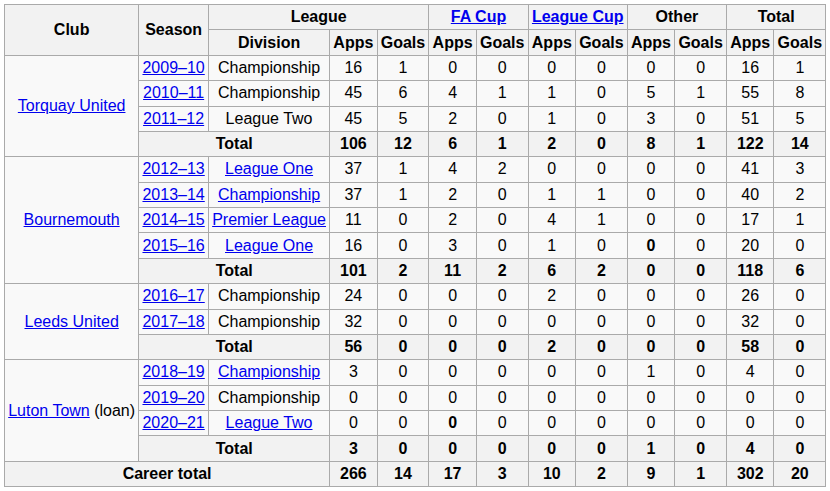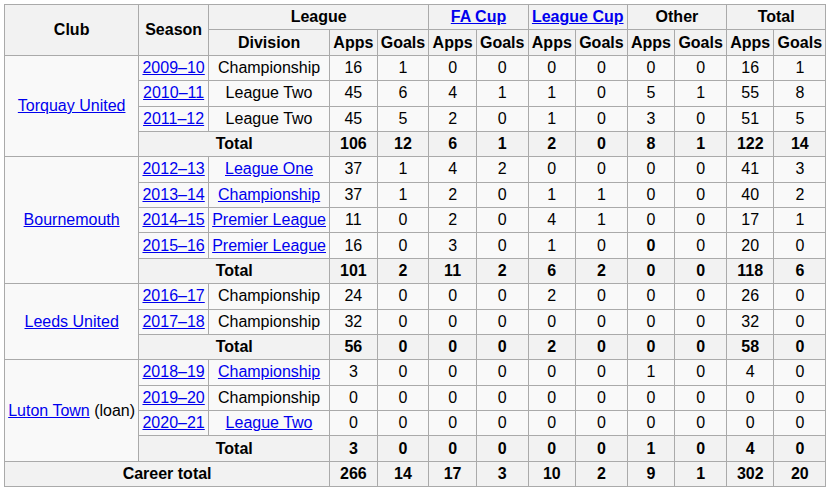(269, 93) Championship -> (269, 93) League Two
(269, 245) League One -> (269, 245) Premier League
(453, 423) bold -> (453, 423) normal
